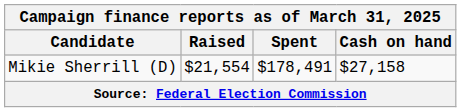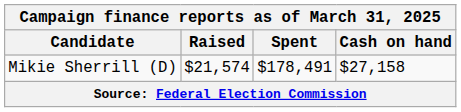(217, 68) $21,554 -> (217, 68) $21,574
